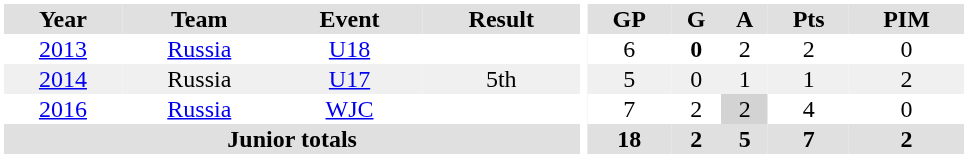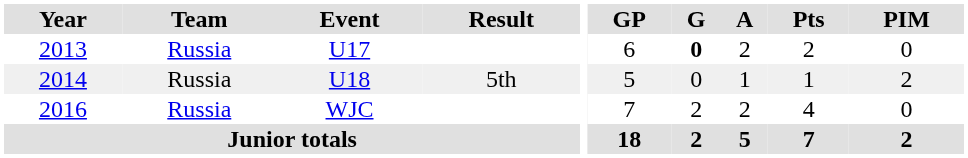(350, 48) U18 -> (350, 48) U17
(350, 78) U17 -> (350, 78) U18
(745, 108) lightgrey background -> (745, 108) no background
